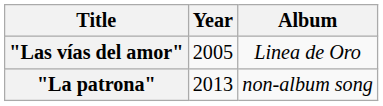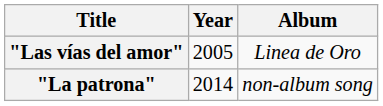(213, 84) 2013 -> (213, 84) 2014
